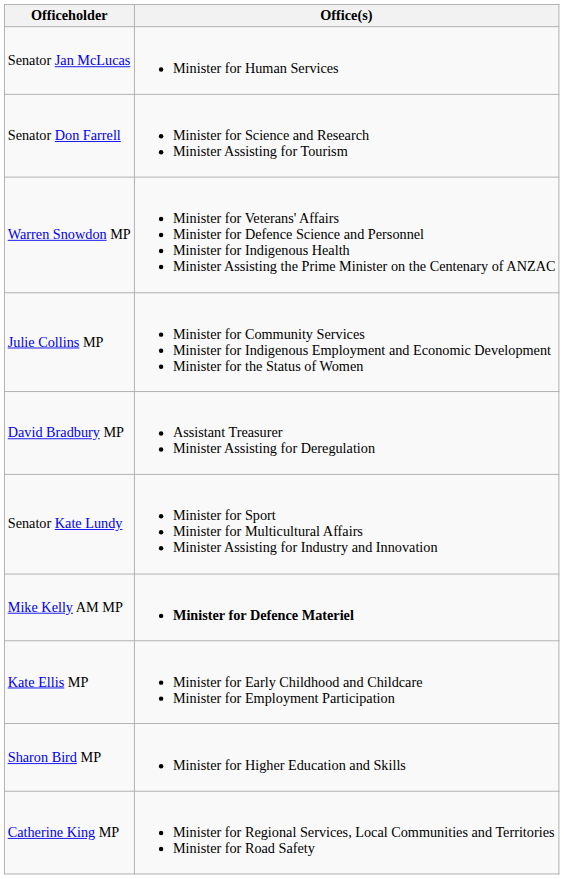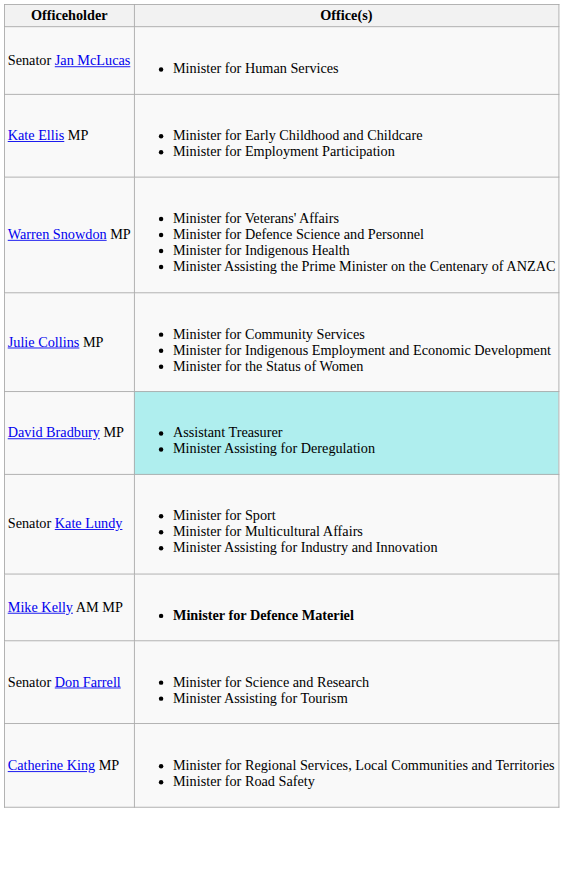rows swapped: (48, 682) <-> (64, 135)
(346, 441) no background -> (346, 441) paleturquoise background
- row: (54, 757)
